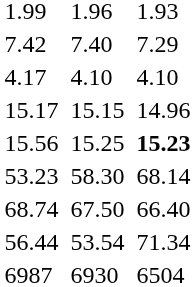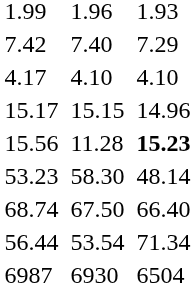(98, 142) 15.25 -> (97, 142) 11.28
(164, 175) 68.14 -> (164, 175) 48.14
